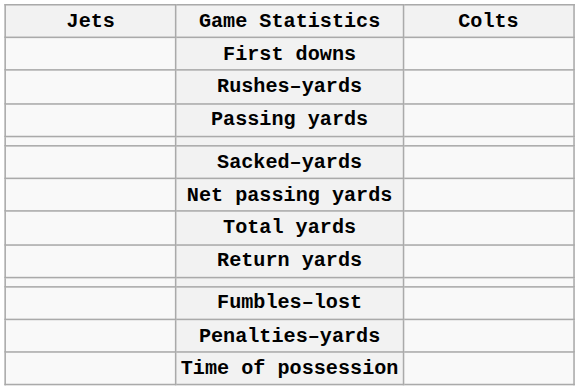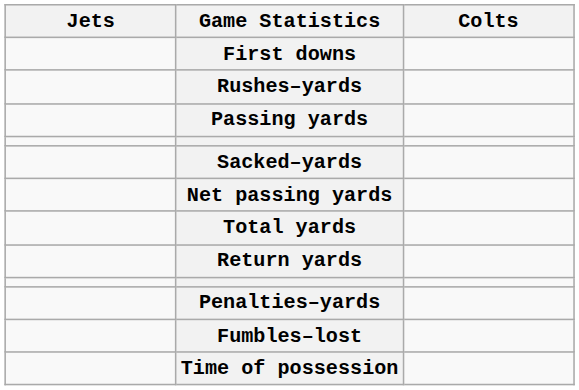rows swapped: (91, 303) <-> (91, 336)
